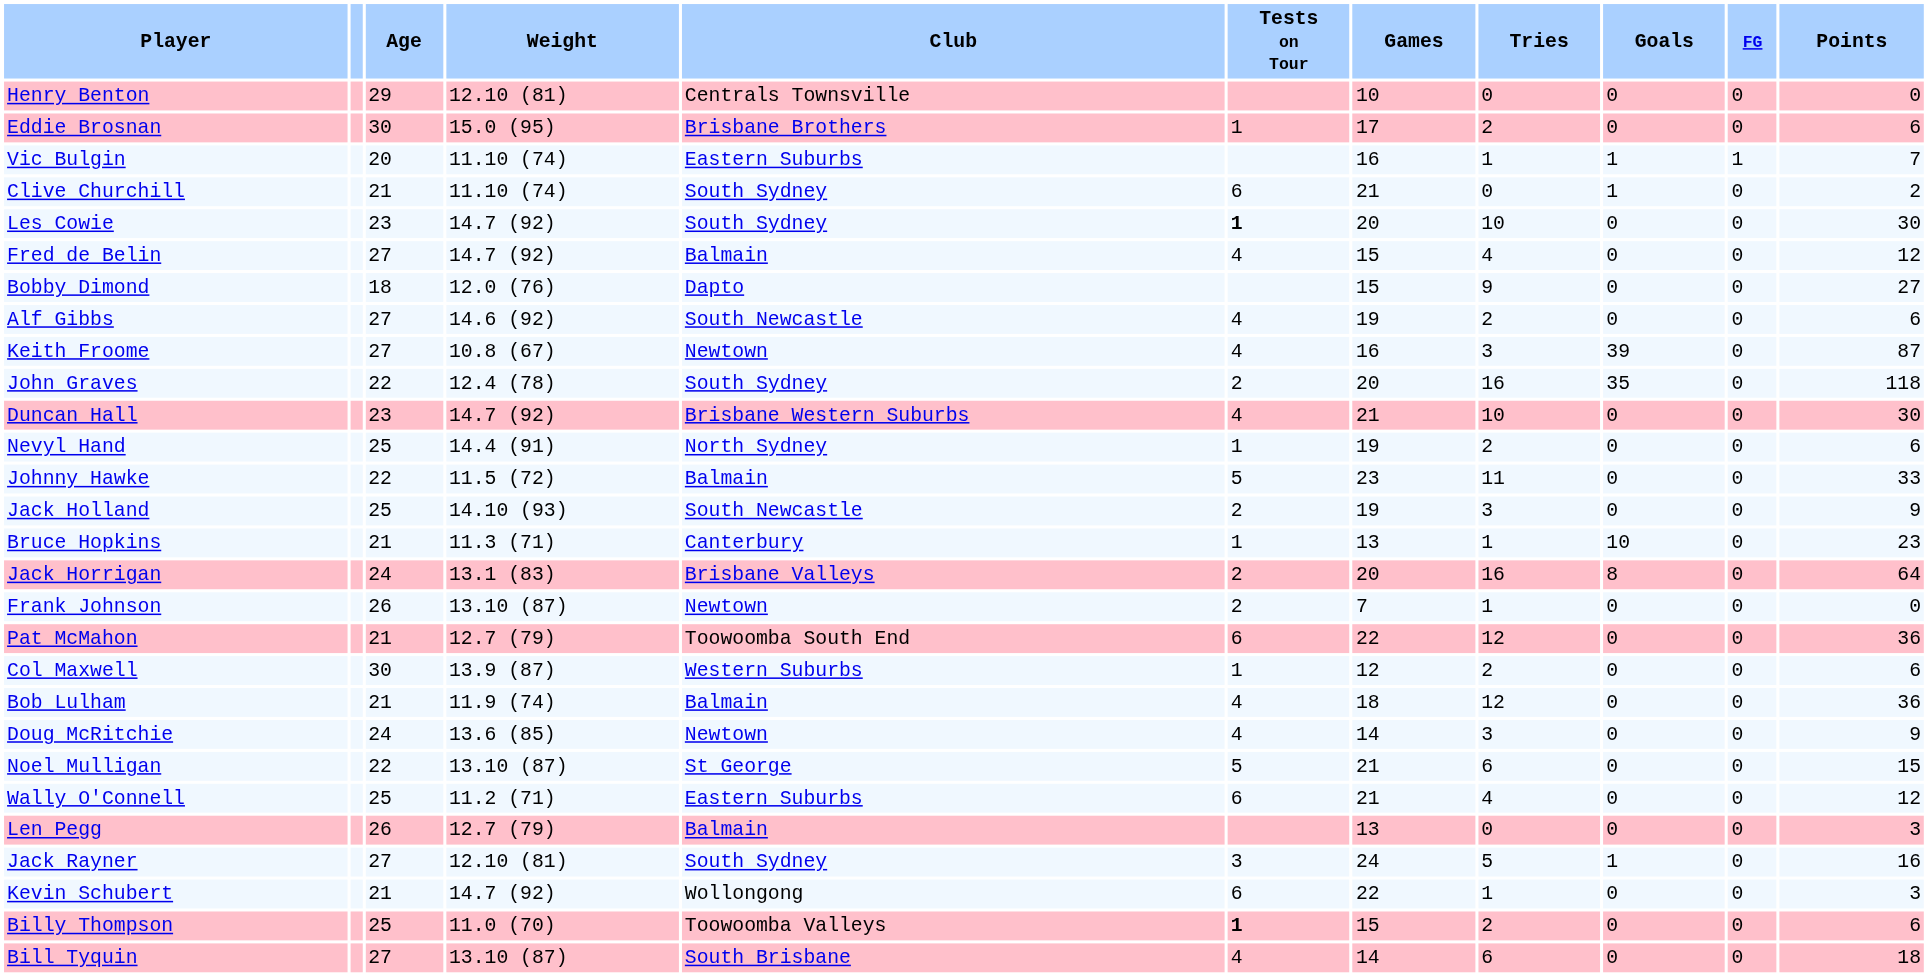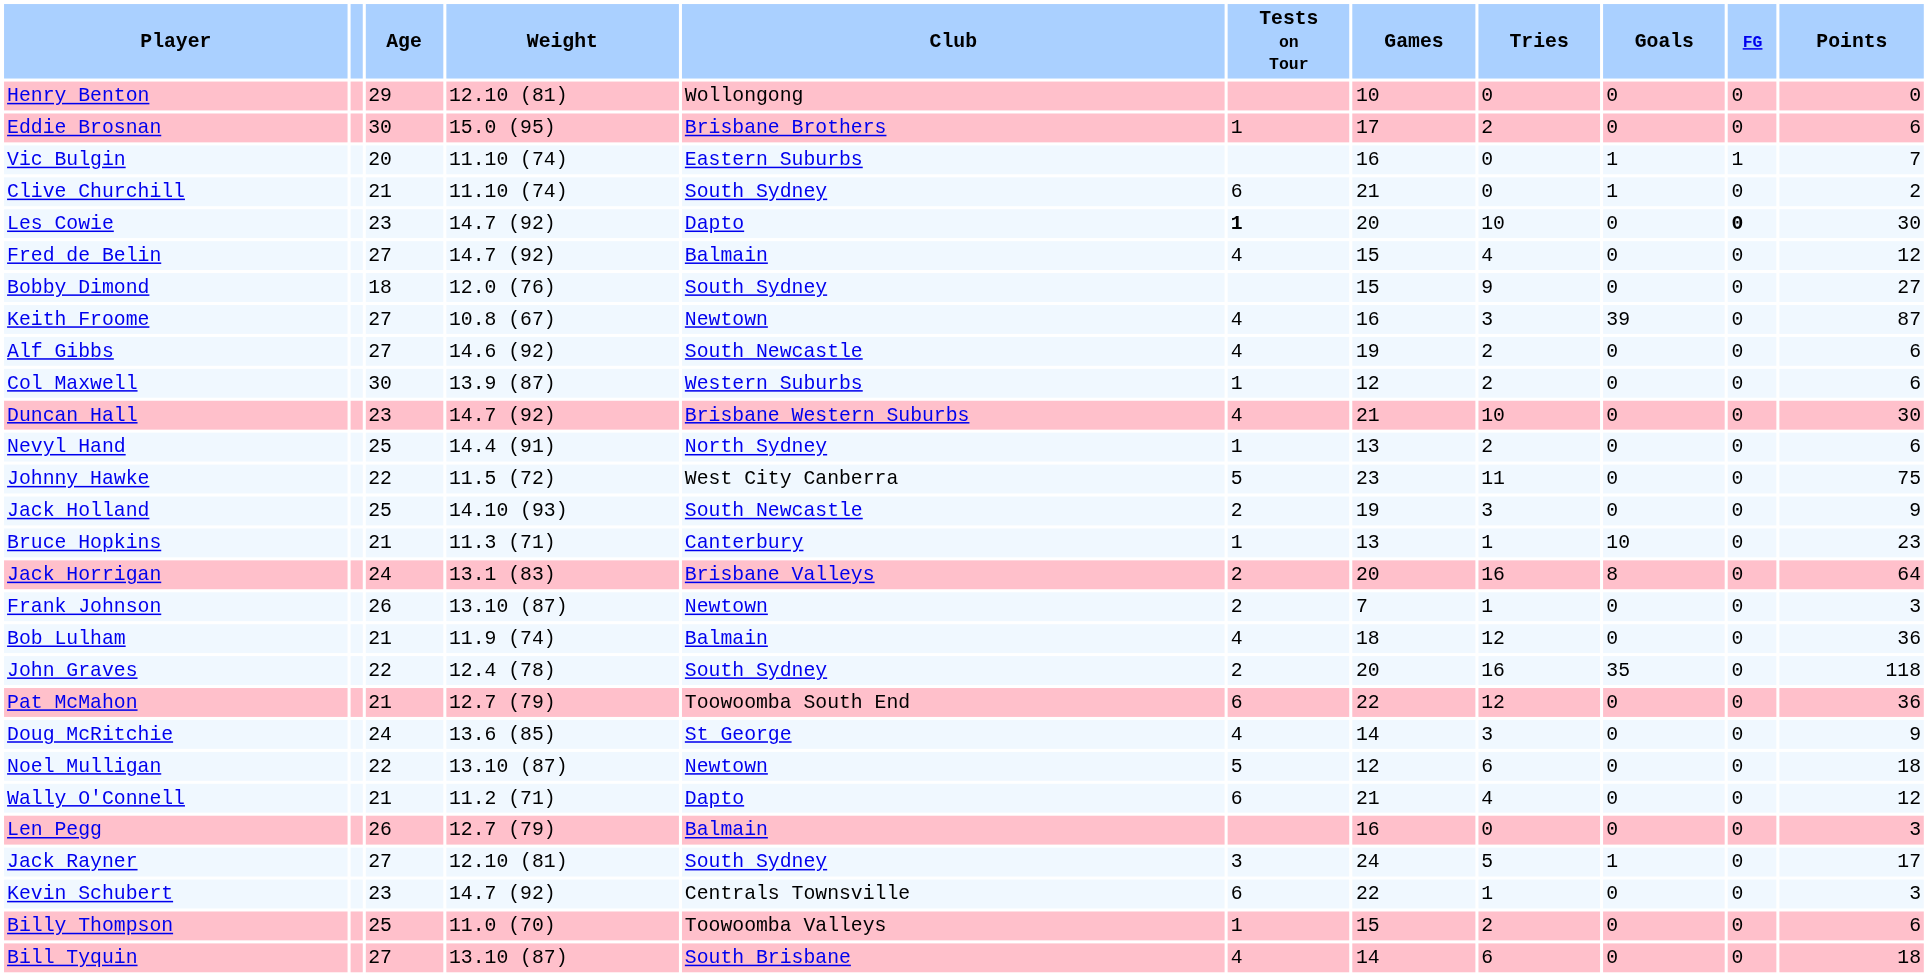(798, 96) Centrals Townsville -> (744, 96) Wollongong
(1487, 160) 1 -> (1487, 160) 0
(756, 224) South Sydney -> (715, 224) Dapto
(1737, 224) normal -> (1737, 224) bold
(715, 288) Dapto -> (756, 288) South Sydney
rows swapped: (78, 351) <-> (60, 319)
rows swapped: (72, 383) <-> (72, 671)
(1368, 447) 19 -> (1368, 447) 13
(726, 479) Balmain -> (792, 479) West City Canberra
(1909, 479) 33 -> (1909, 479) 75
(1915, 607) 0 -> (1915, 607) 3
rows swapped: (66, 702) <-> (72, 639)
(726, 734) Newtown -> (738, 734) St George
(738, 766) St George -> (726, 766) Newtown
(1368, 766) 21 -> (1368, 766) 12
(1909, 766) 15 -> (1909, 766) 18
(380, 798) 25 -> (380, 798) 21
(774, 798) Eastern Suburbs -> (715, 798) Dapto
(1368, 830) 13 -> (1368, 830) 16
(1909, 862) 16 -> (1909, 862) 17
(380, 894) 21 -> (380, 894) 23
(744, 894) Wollongong -> (798, 894) Centrals Townsville
(1237, 926) bold -> (1237, 926) normal
